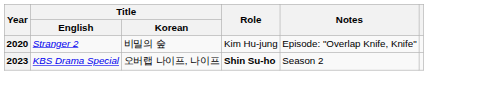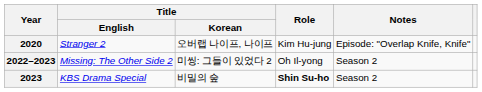(144, 43) 비밀의 숲 -> (225, 43) 오버랩 나이프, 나이프
+ row: (31, 61)
(172, 61) 오버랩 나이프, 나이프 -> (198, 78) 비밀의 숲
